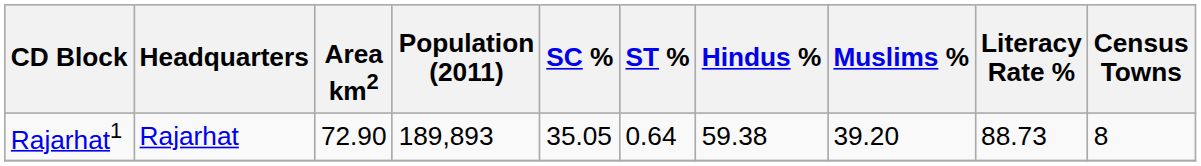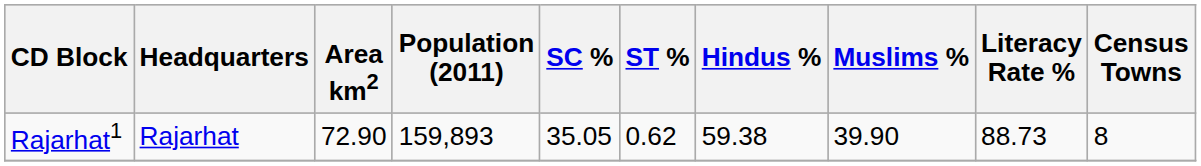(446, 136) 189,893 -> (446, 136) 159,893
(651, 136) 0.64 -> (651, 136) 0.62
(866, 136) 39.20 -> (866, 136) 39.90
